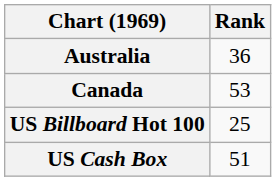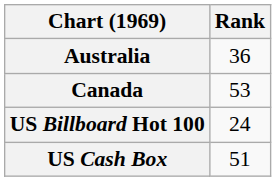(240, 124) 25 -> (240, 124) 24
